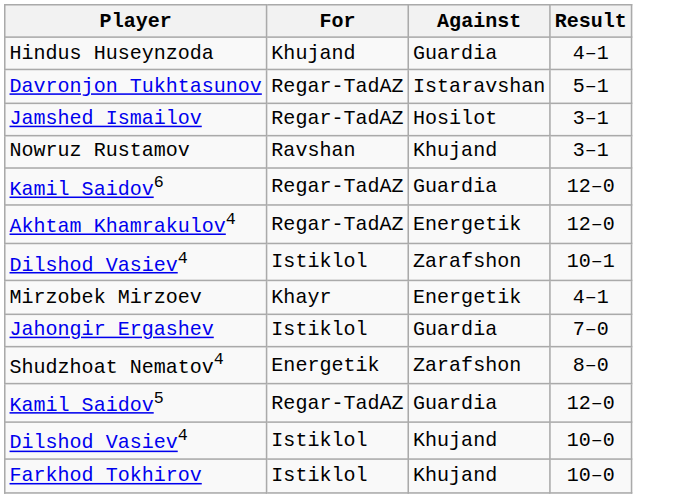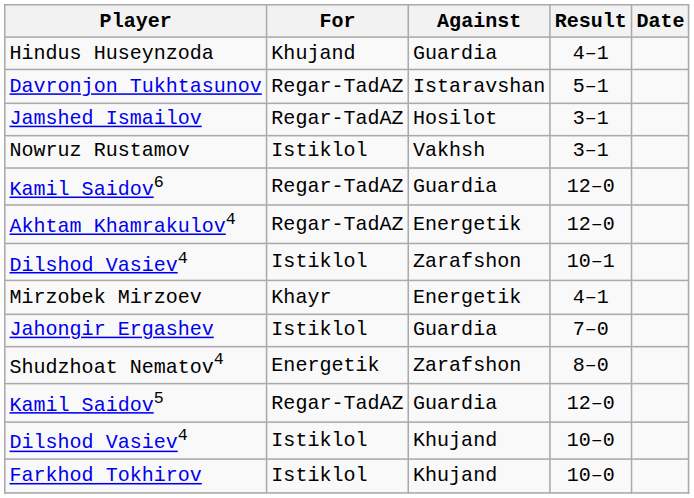+ column: (660, 21)
(313, 152) Ravshan -> (319, 152) Istiklol
(455, 152) Khujand -> (449, 152) Vakhsh
